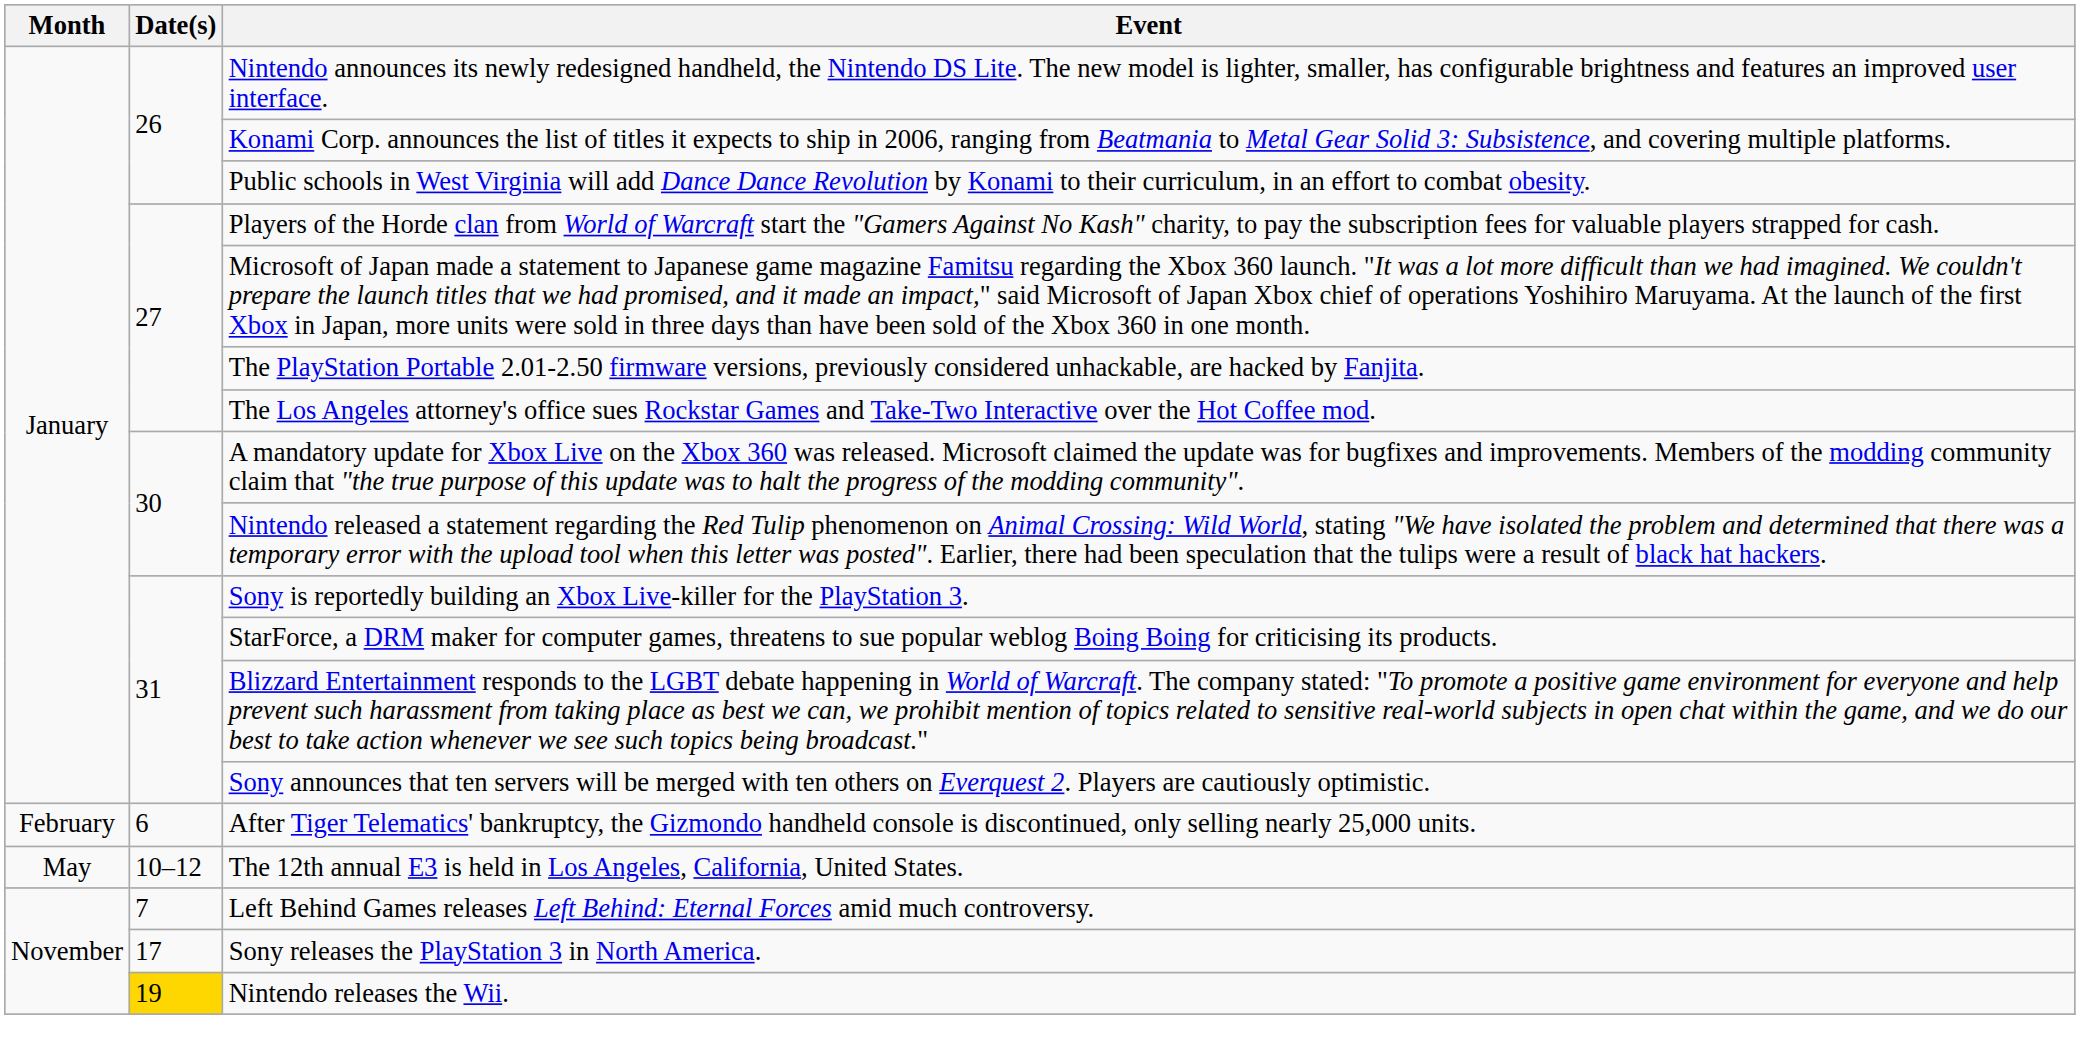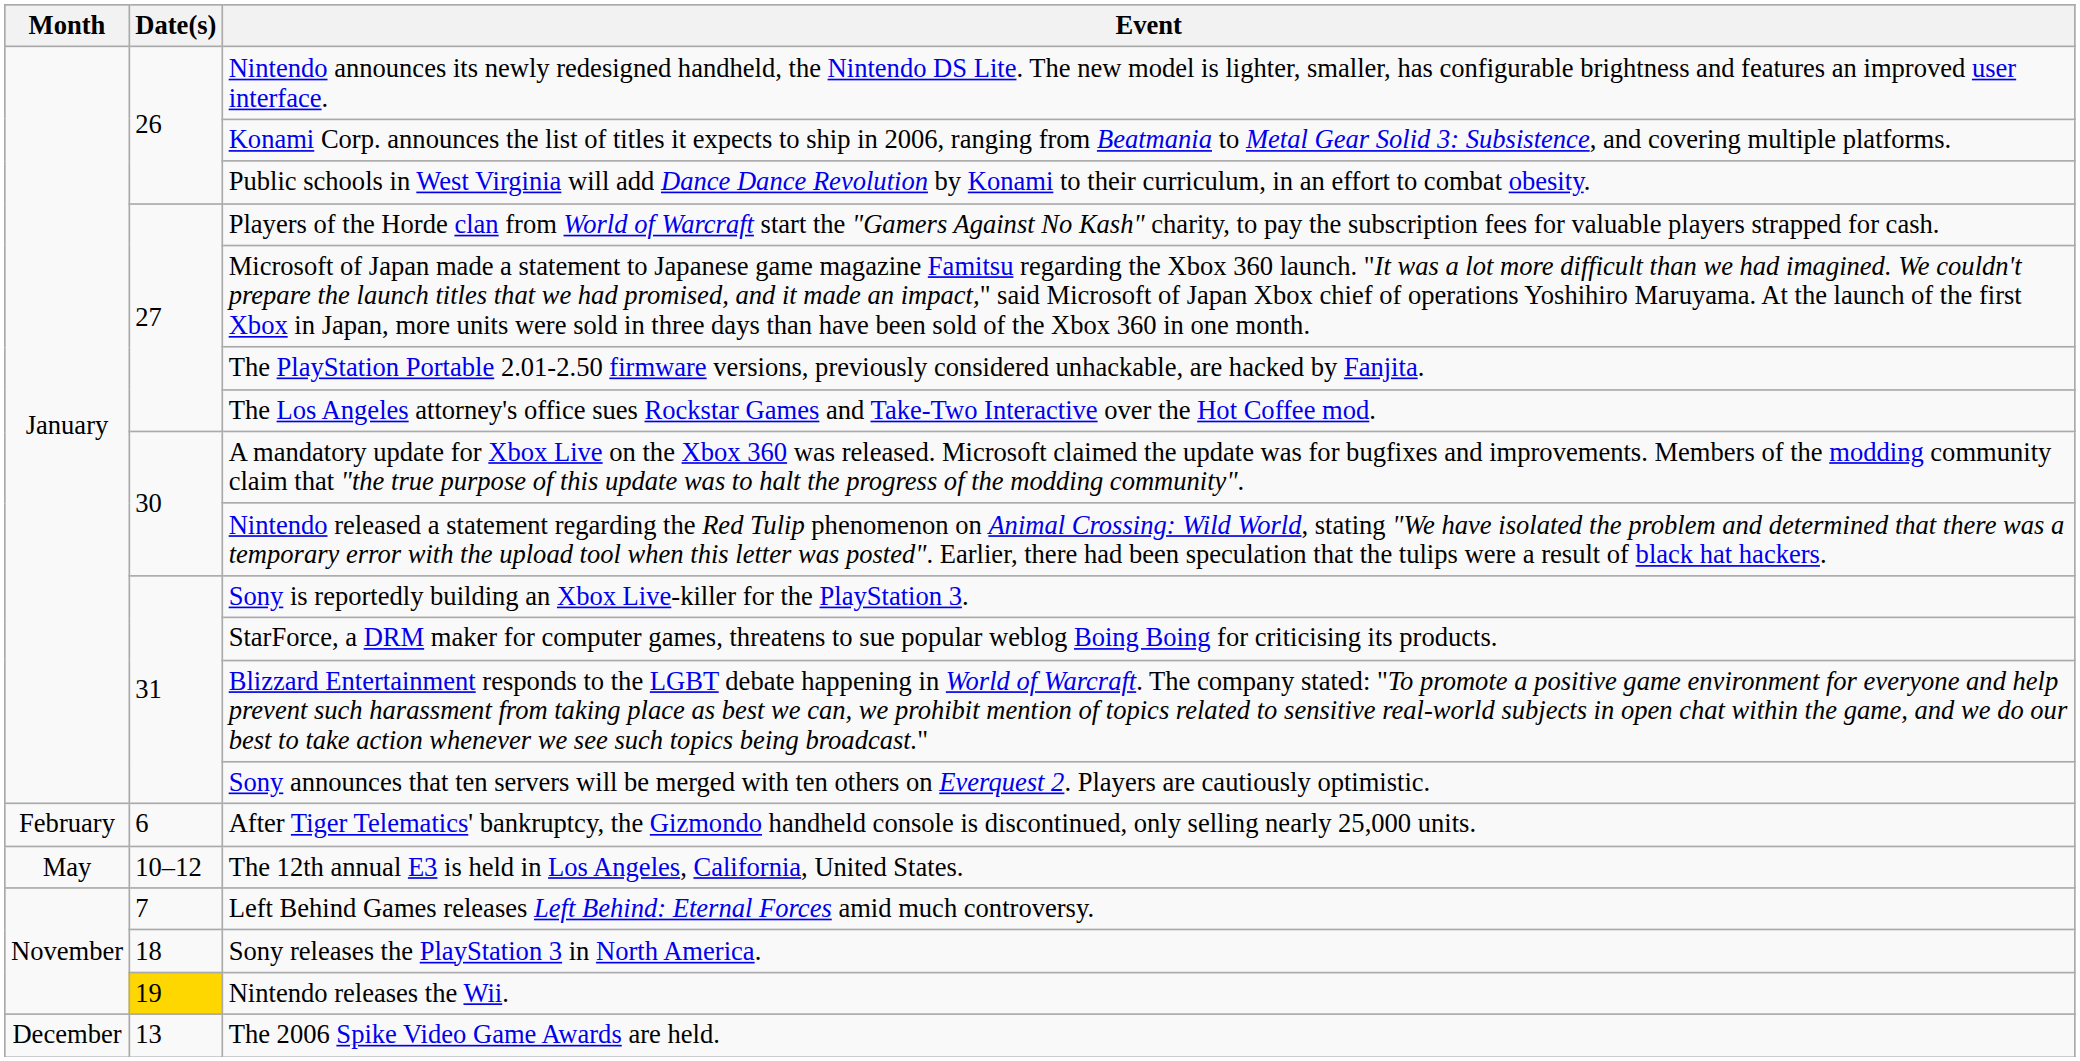(149, 950) 17 -> (149, 950) 18
+ row: (474, 1035)
